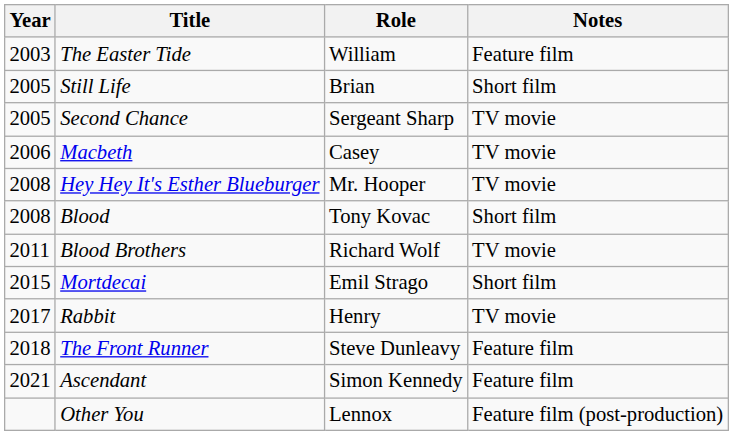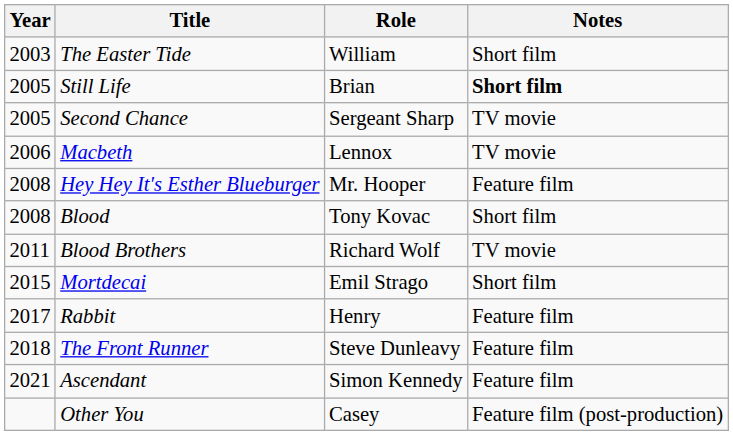(523, 53) Feature film -> (514, 53) Short film
(514, 86) normal -> (517, 86) bold
(354, 151) Casey -> (361, 151) Lennox
(514, 184) TV movie -> (523, 184) Feature film
(514, 315) TV movie -> (523, 315) Feature film
(361, 413) Lennox -> (354, 413) Casey
